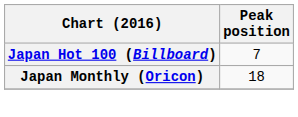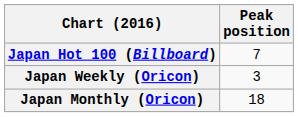+ row: (112, 77)
